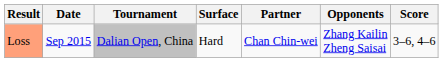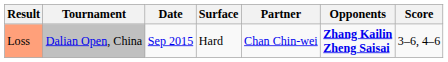columns swapped: (68, 13) <-> (145, 13)
(355, 40) normal -> (358, 40) bold
